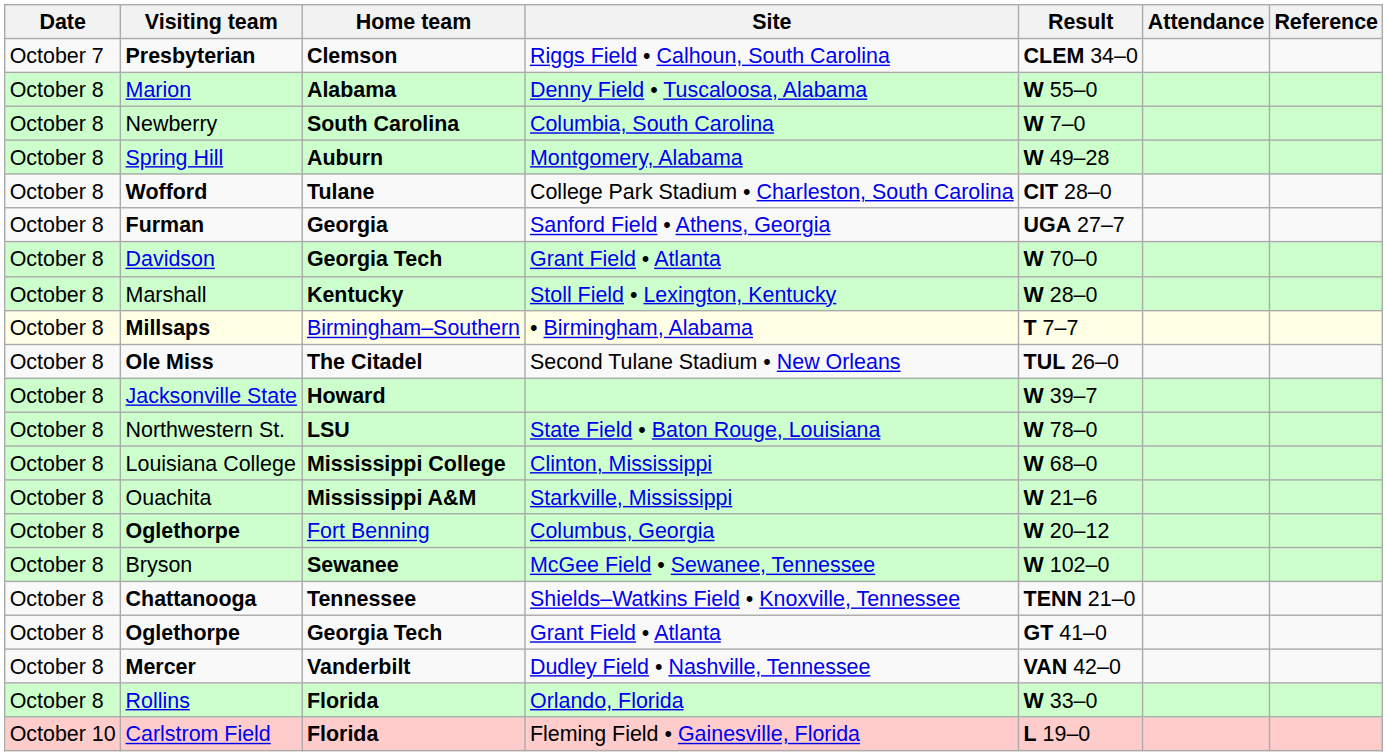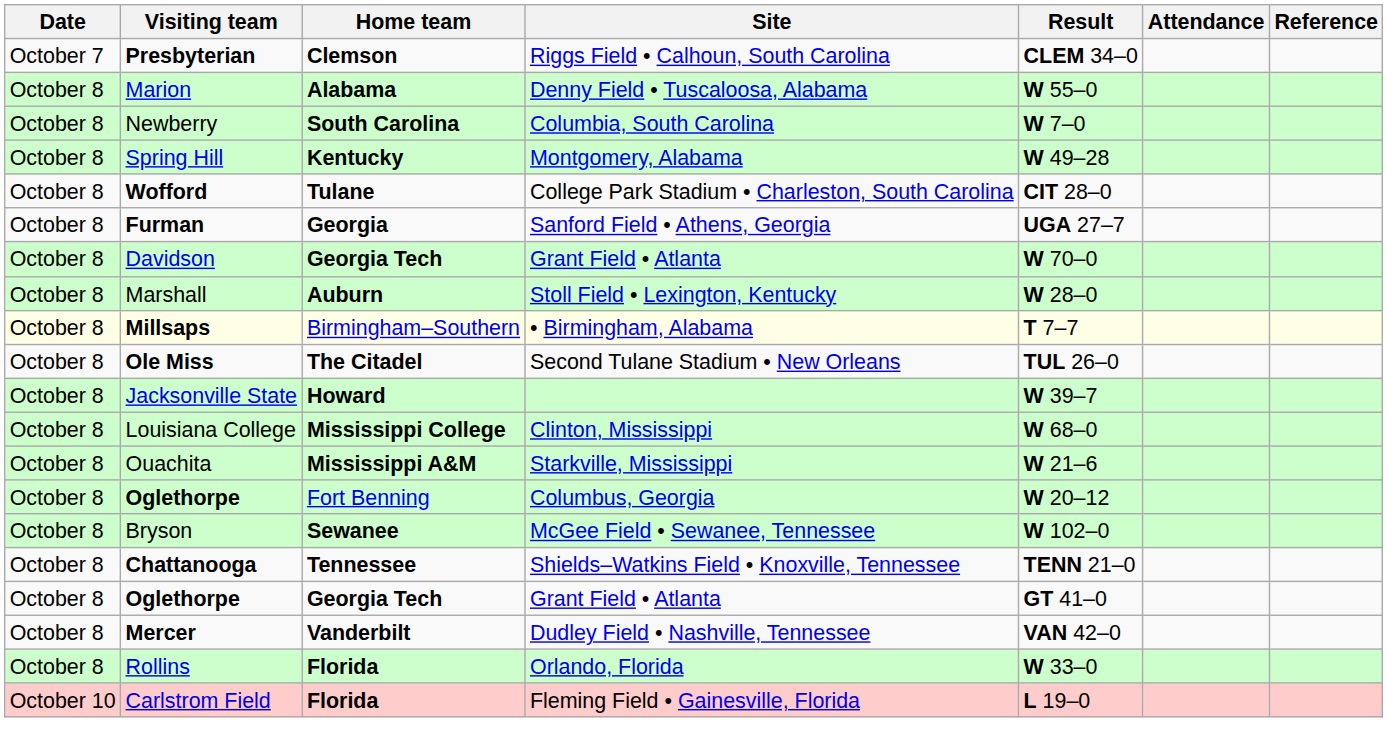(345, 158) Auburn -> (355, 158) Kentucky
(355, 293) Kentucky -> (345, 293) Auburn
- row: (205, 429)
